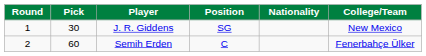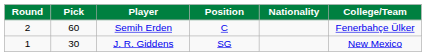rows swapped: (143, 28) <-> (143, 43)
